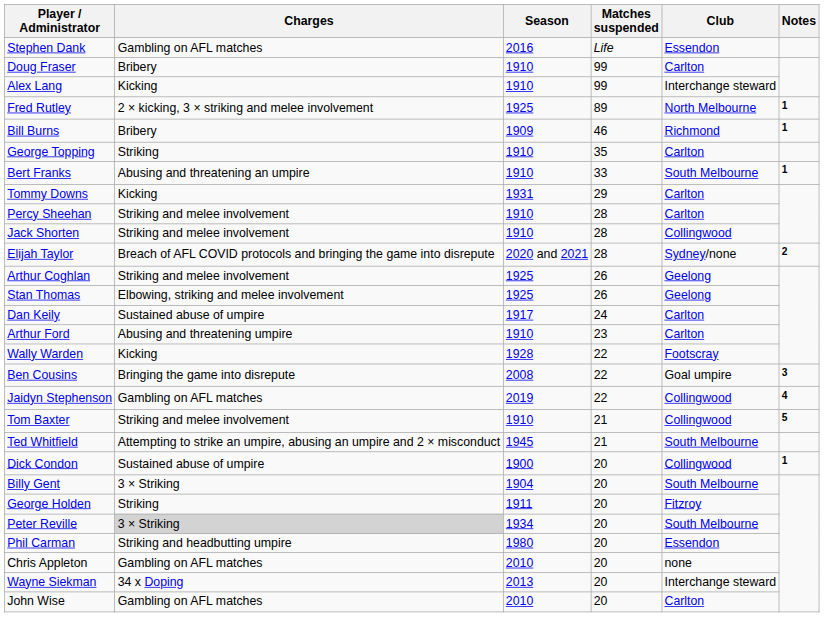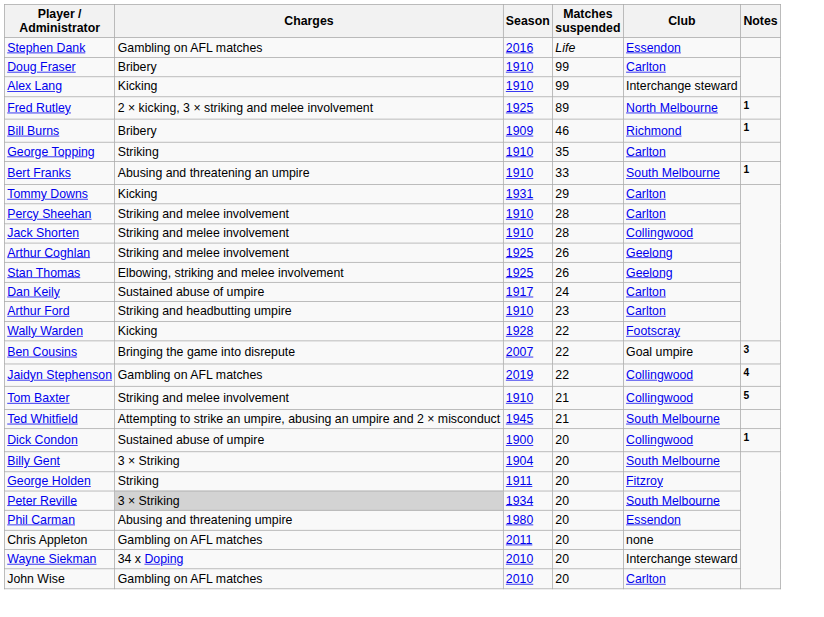- row: (40, 254)
(205, 334) Abusing and threatening umpire -> (205, 311) Striking and headbutting umpire
(520, 375) 2008 -> (520, 352) 2007
(205, 543) Striking and headbutting umpire -> (205, 520) Abusing and threatening umpire
(520, 562) 2010 -> (519, 539) 2011
(520, 582) 2013 -> (520, 559) 2010
